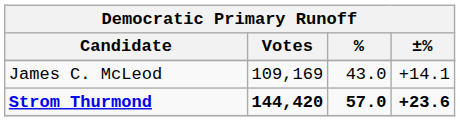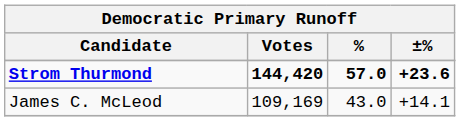rows swapped: (80, 102) <-> (85, 75)
